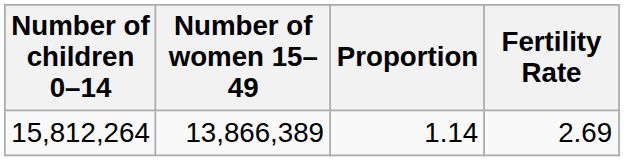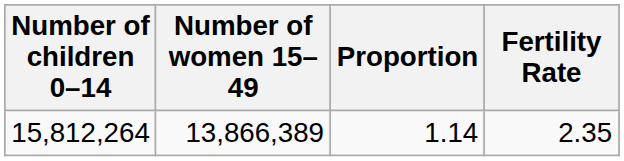(585, 132) 2.69 -> (585, 132) 2.35
